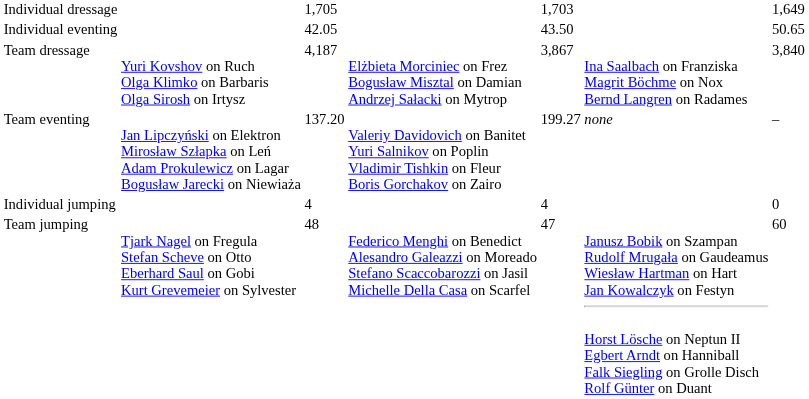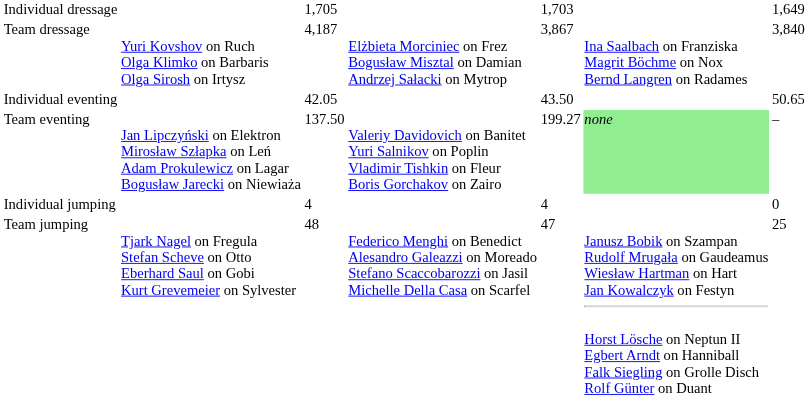rows swapped: (47, 50) <-> (61, 29)
(325, 119) 137.20 -> (325, 119) 137.50
(599, 119) no background -> (599, 119) lightgreen background
(779, 224) 60 -> (779, 224) 25
